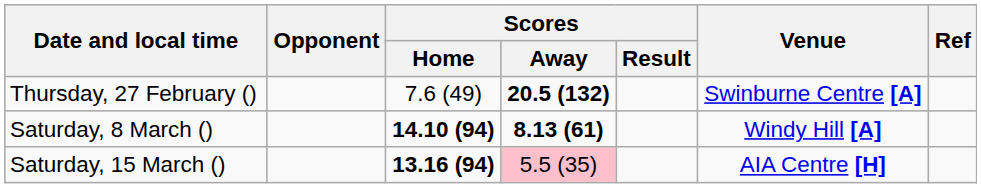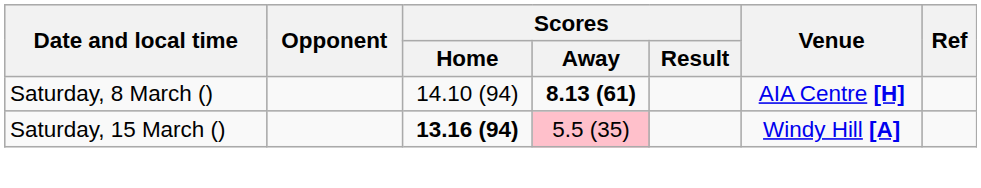- row: (133, 94)
(443, 129) bold -> (467, 94) normal
(813, 129) Windy Hill [A] -> (832, 94) AIA Centre [H]
(813, 165) AIA Centre [H] -> (832, 129) Windy Hill [A]
